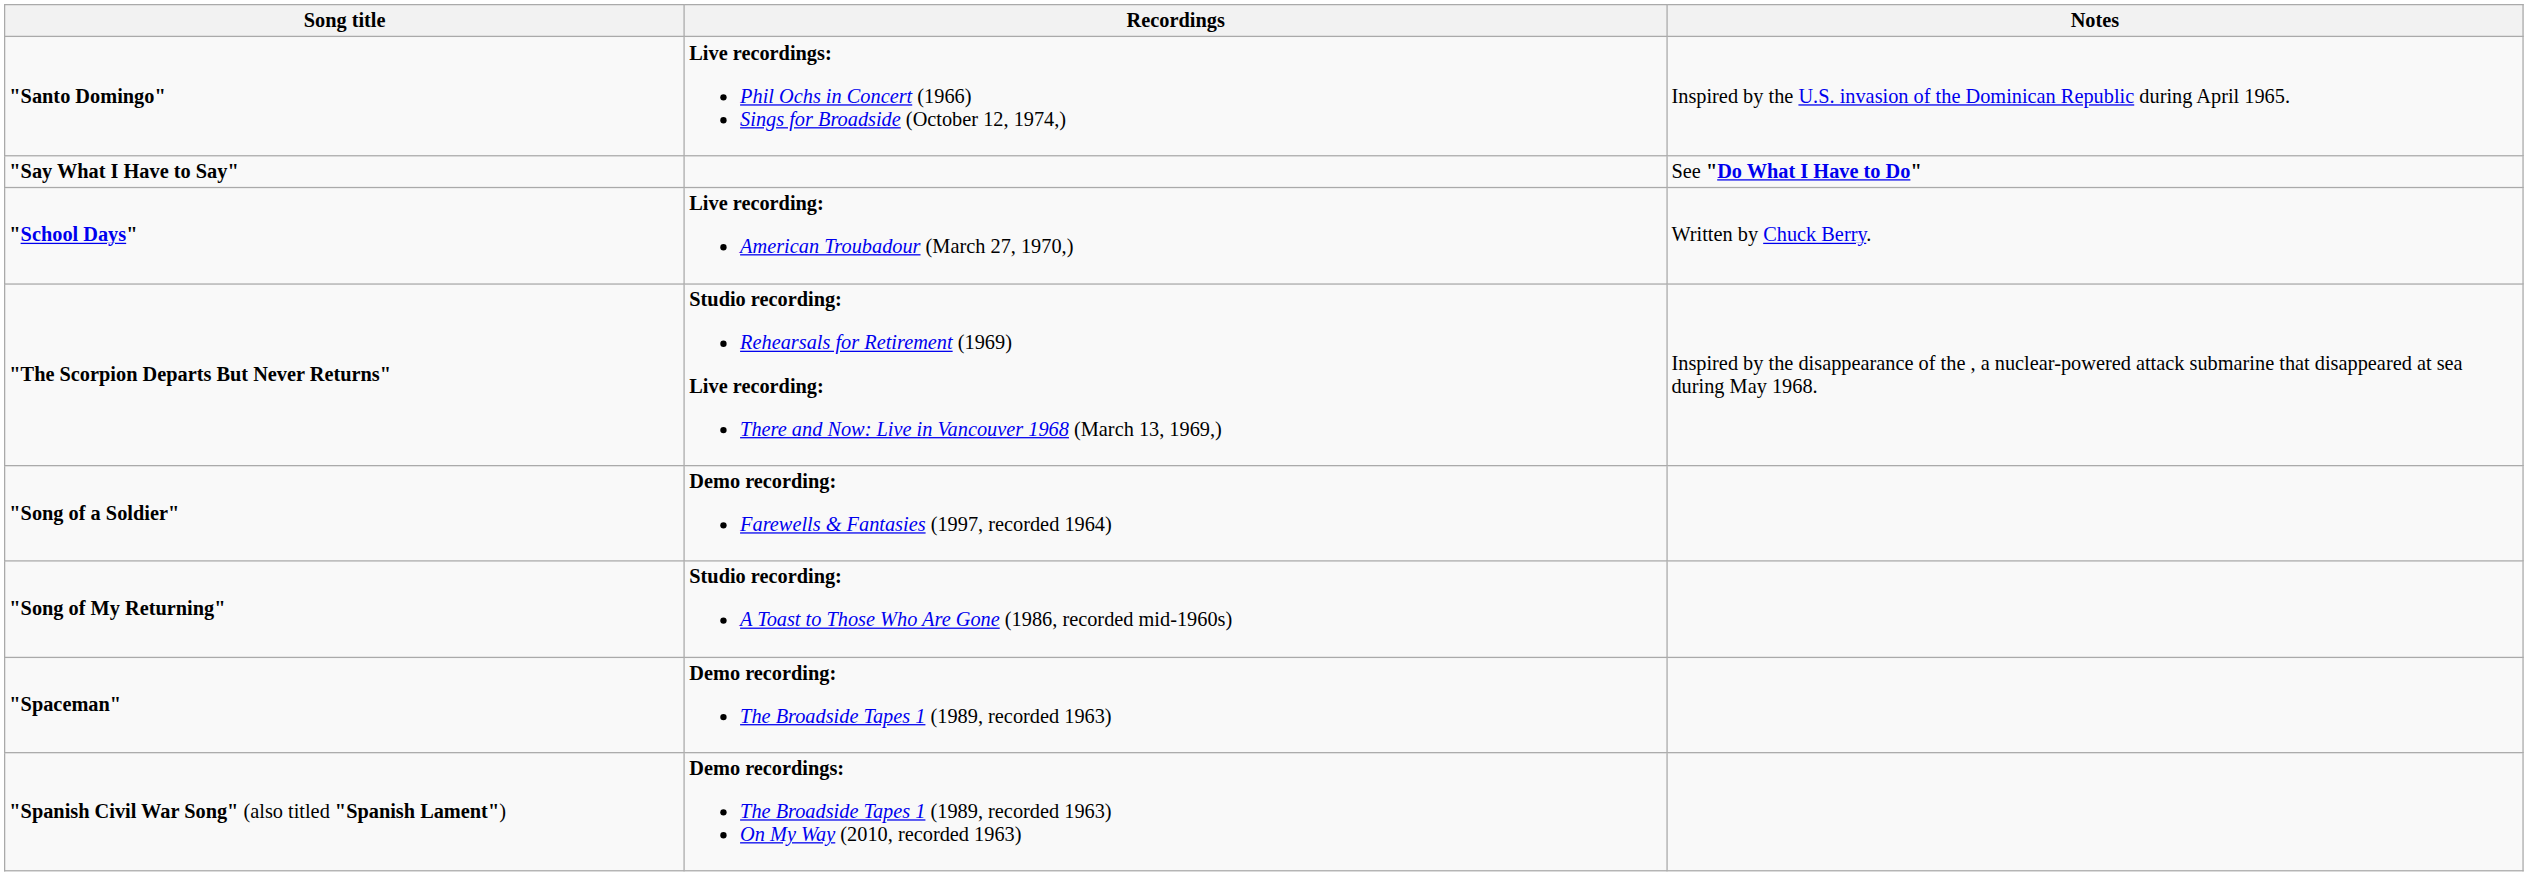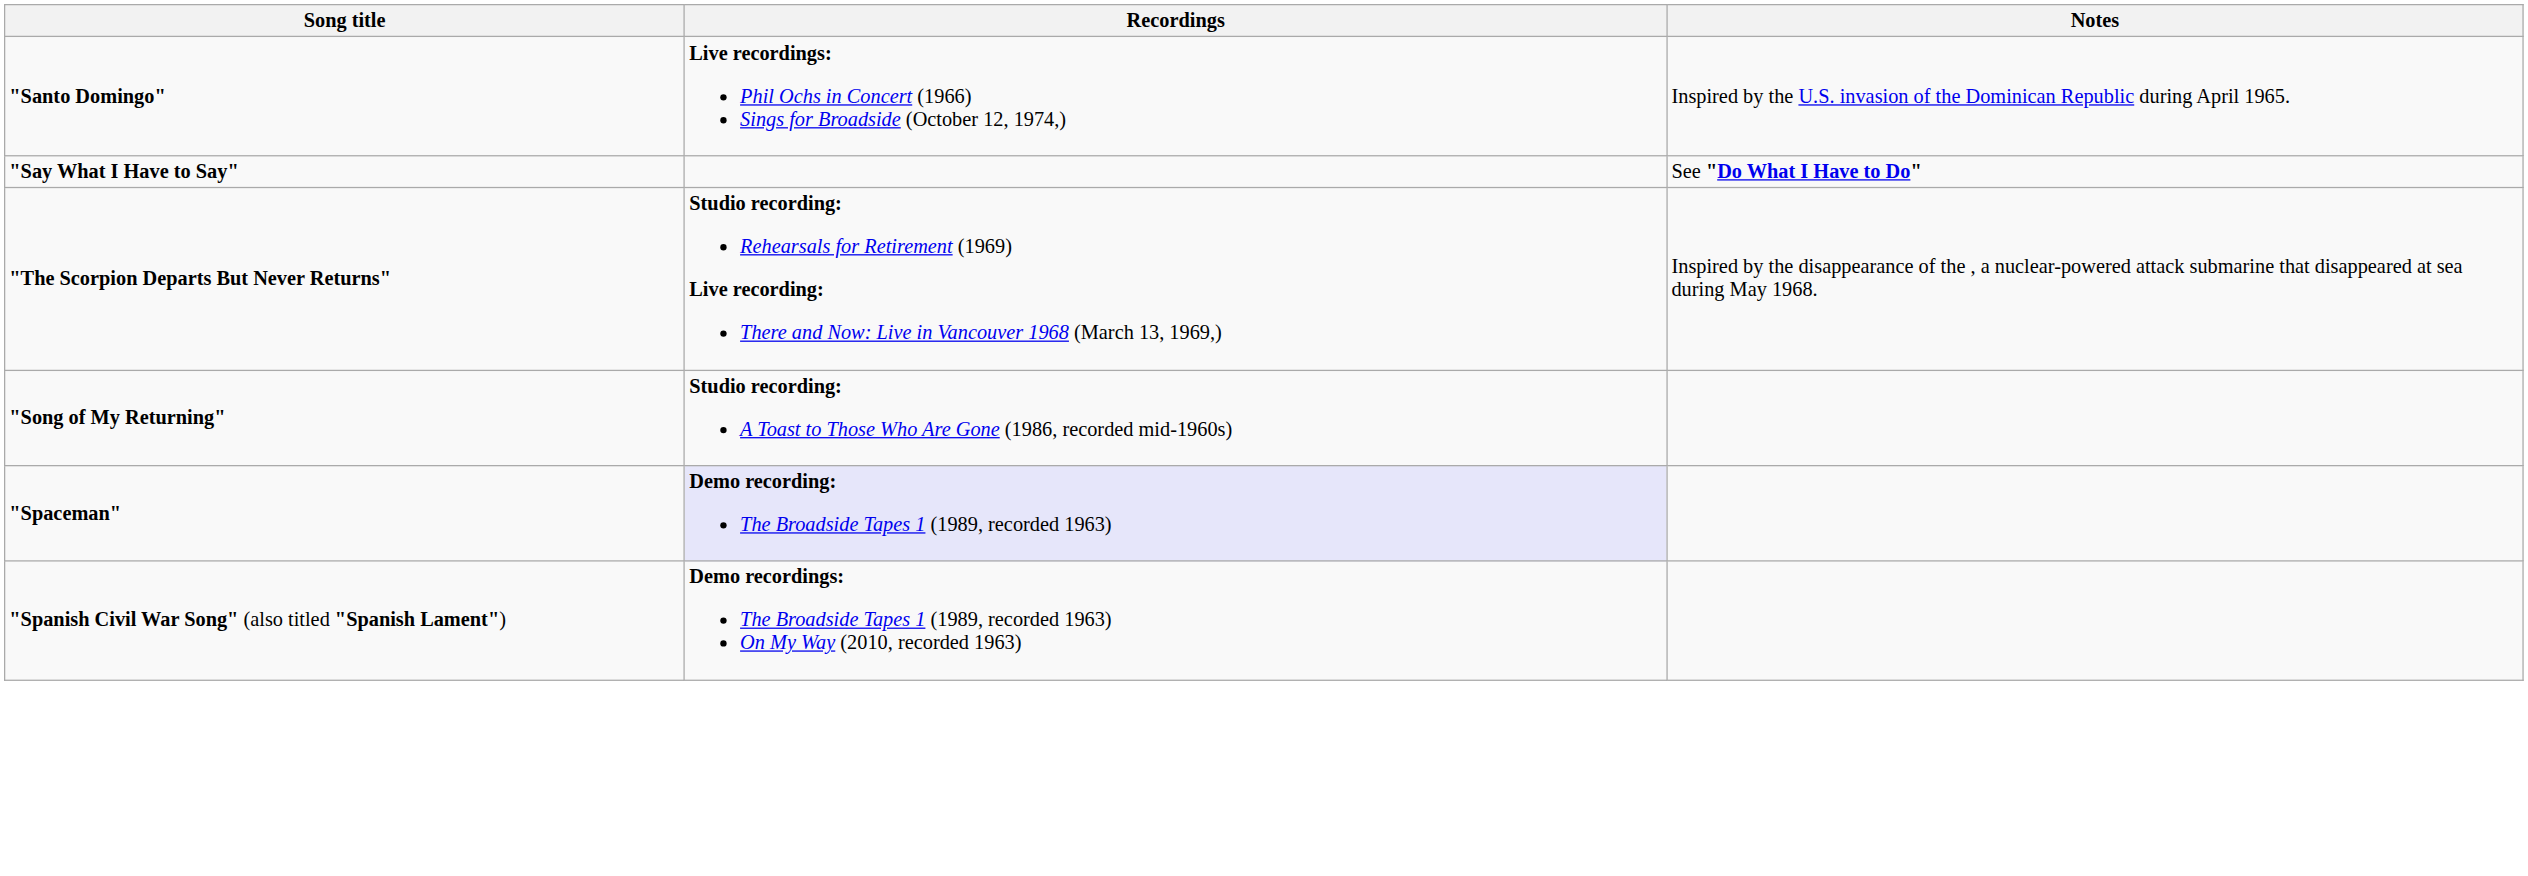- row: (73, 235)
- row: (94, 513)
(1176, 695) no background -> (1176, 503) lavender background
